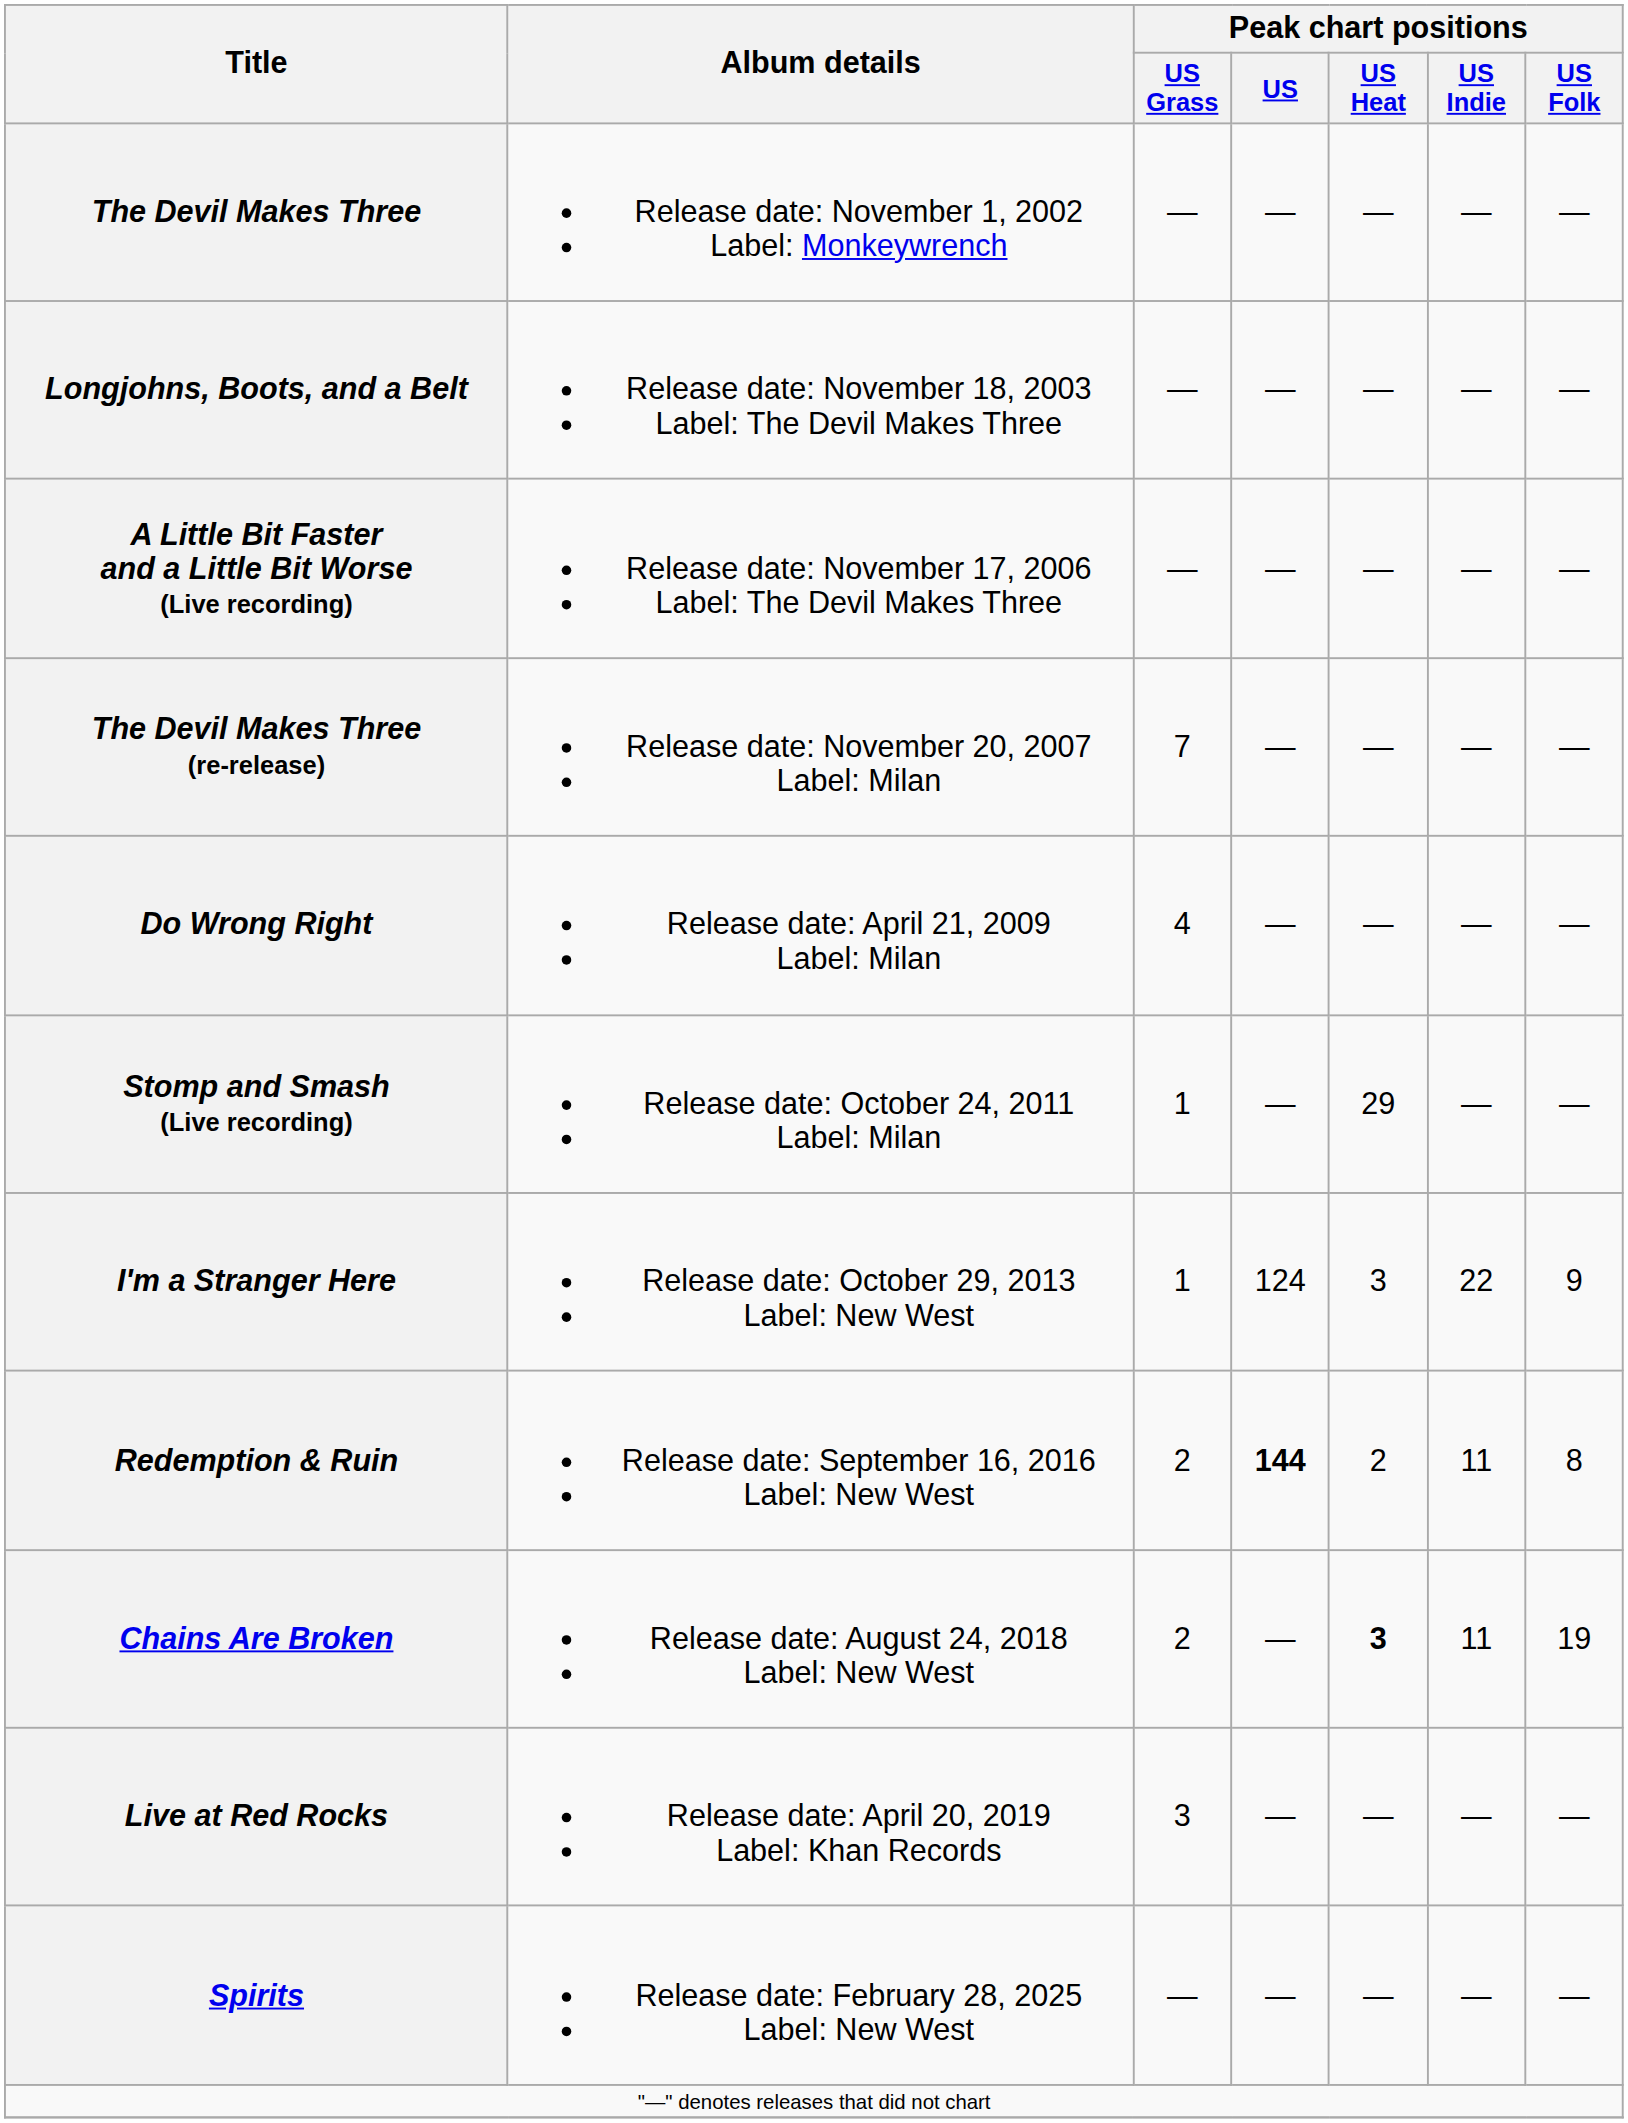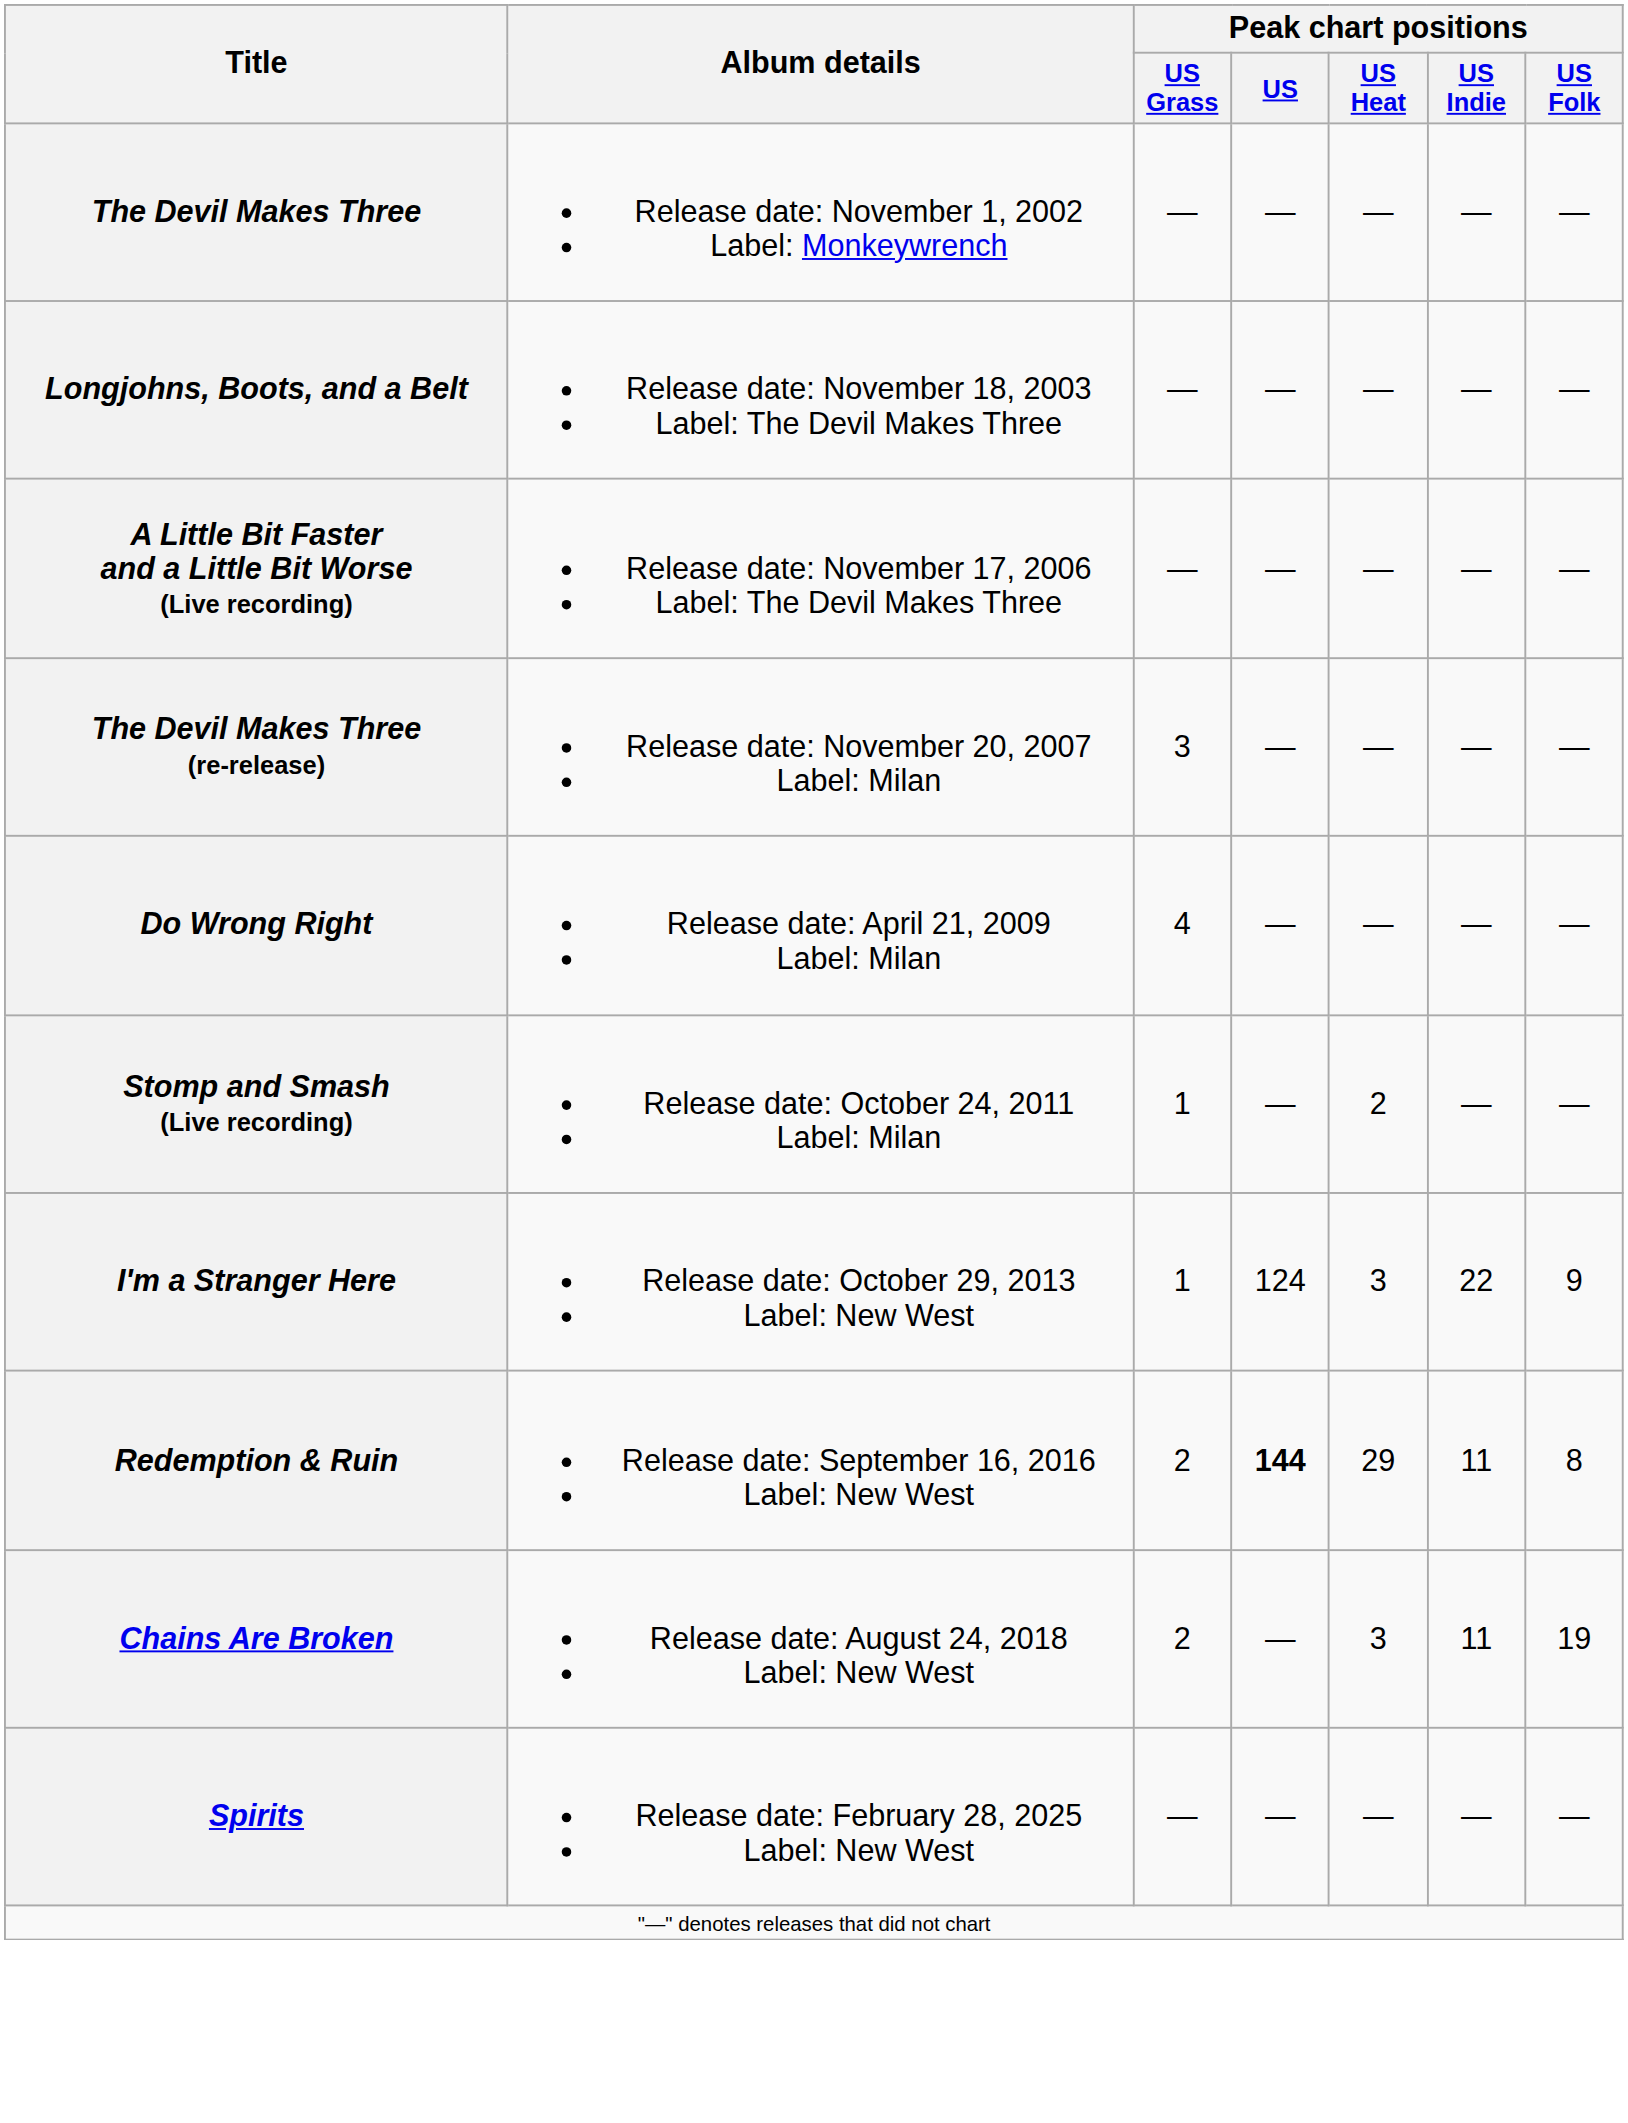(1182, 746) 7 -> (1182, 746) 3
(1378, 1103) 29 -> (1378, 1103) 2
(1378, 1459) 2 -> (1378, 1459) 29
(1378, 1638) bold -> (1378, 1638) normal
- row: (256, 1816)
